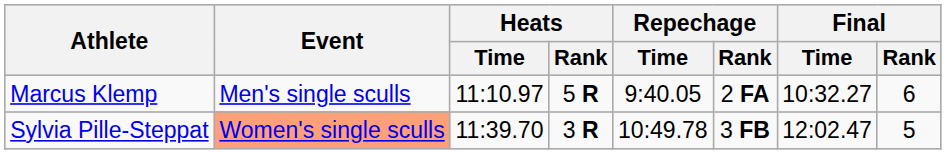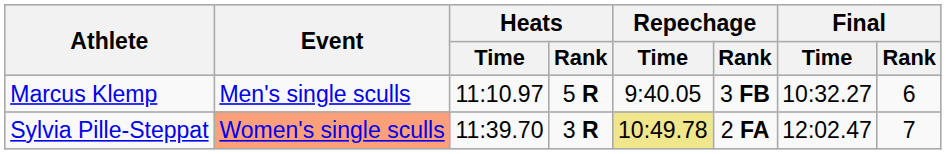(745, 94) 2 FA -> (745, 94) 3 FB
(663, 131) no background -> (663, 131) khaki background
(745, 131) 3 FB -> (745, 131) 2 FA
(909, 131) 5 -> (909, 131) 7
